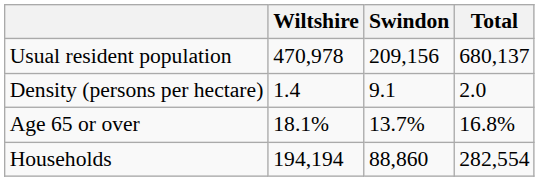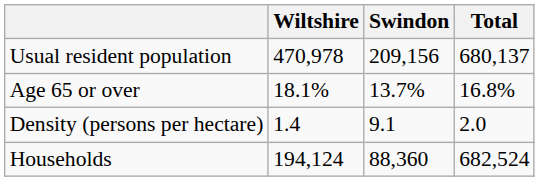rows swapped: (75, 124) <-> (137, 90)
(308, 158) 194,194 -> (308, 158) 194,124
(399, 158) 88,860 -> (399, 158) 88,360
(494, 158) 282,554 -> (494, 158) 682,524
